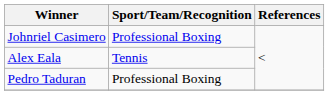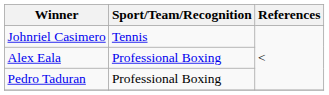(167, 36) Professional Boxing -> (130, 36) Tennis
(130, 57) Tennis -> (167, 57) Professional Boxing
